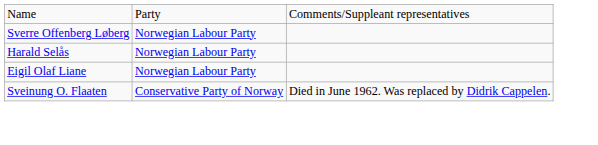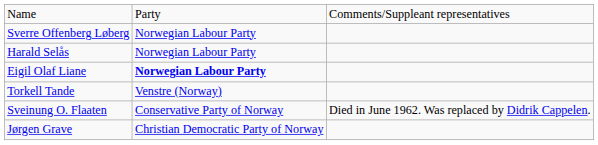(195, 71) normal -> (200, 71) bold
+ row: (41, 91)
+ row: (40, 129)
